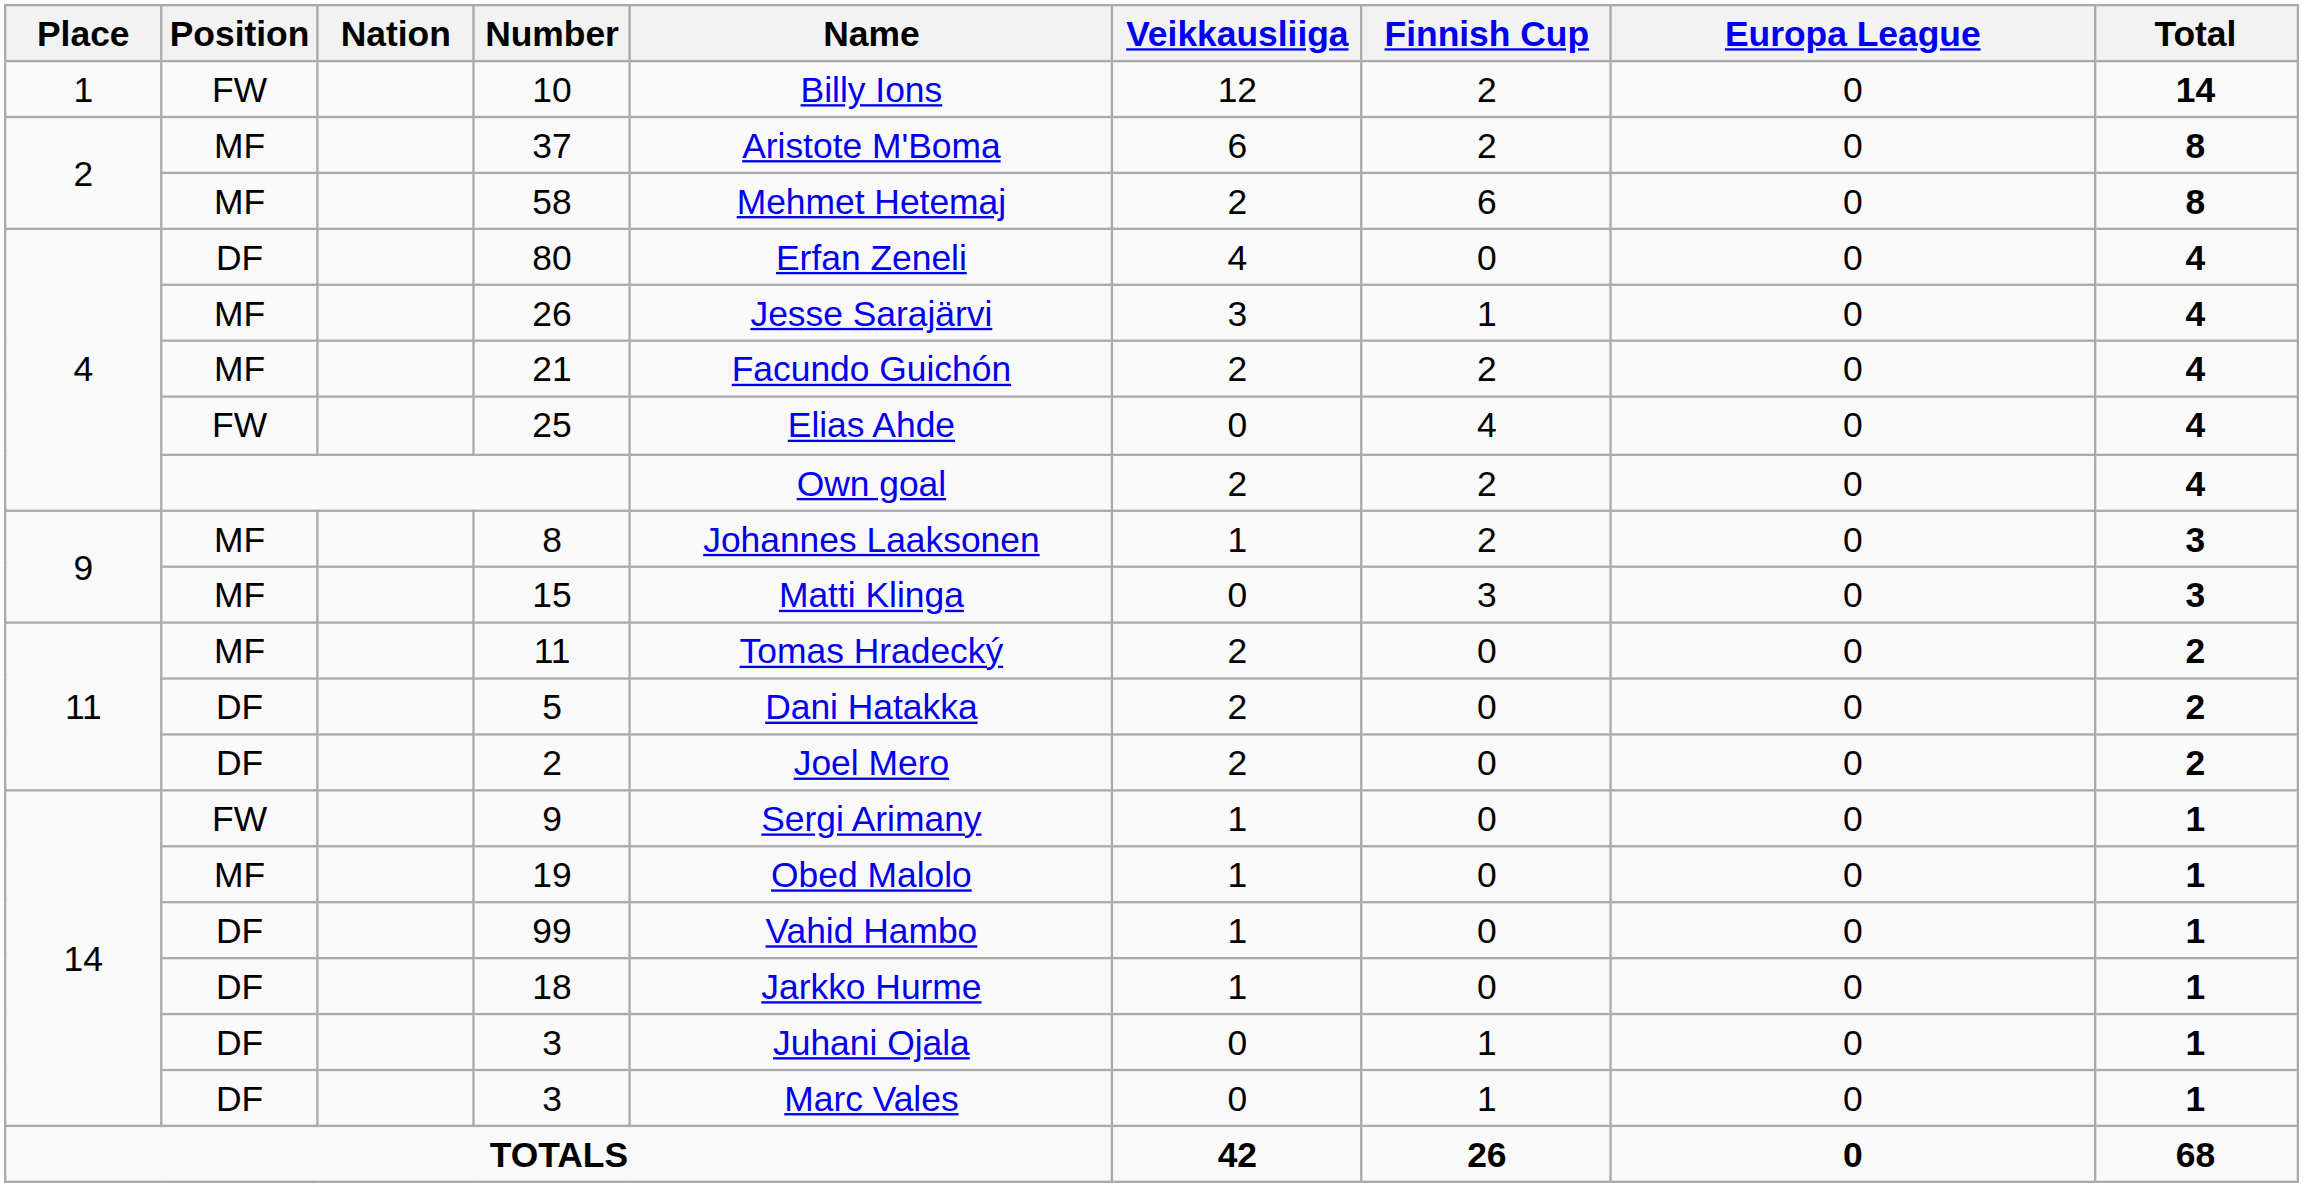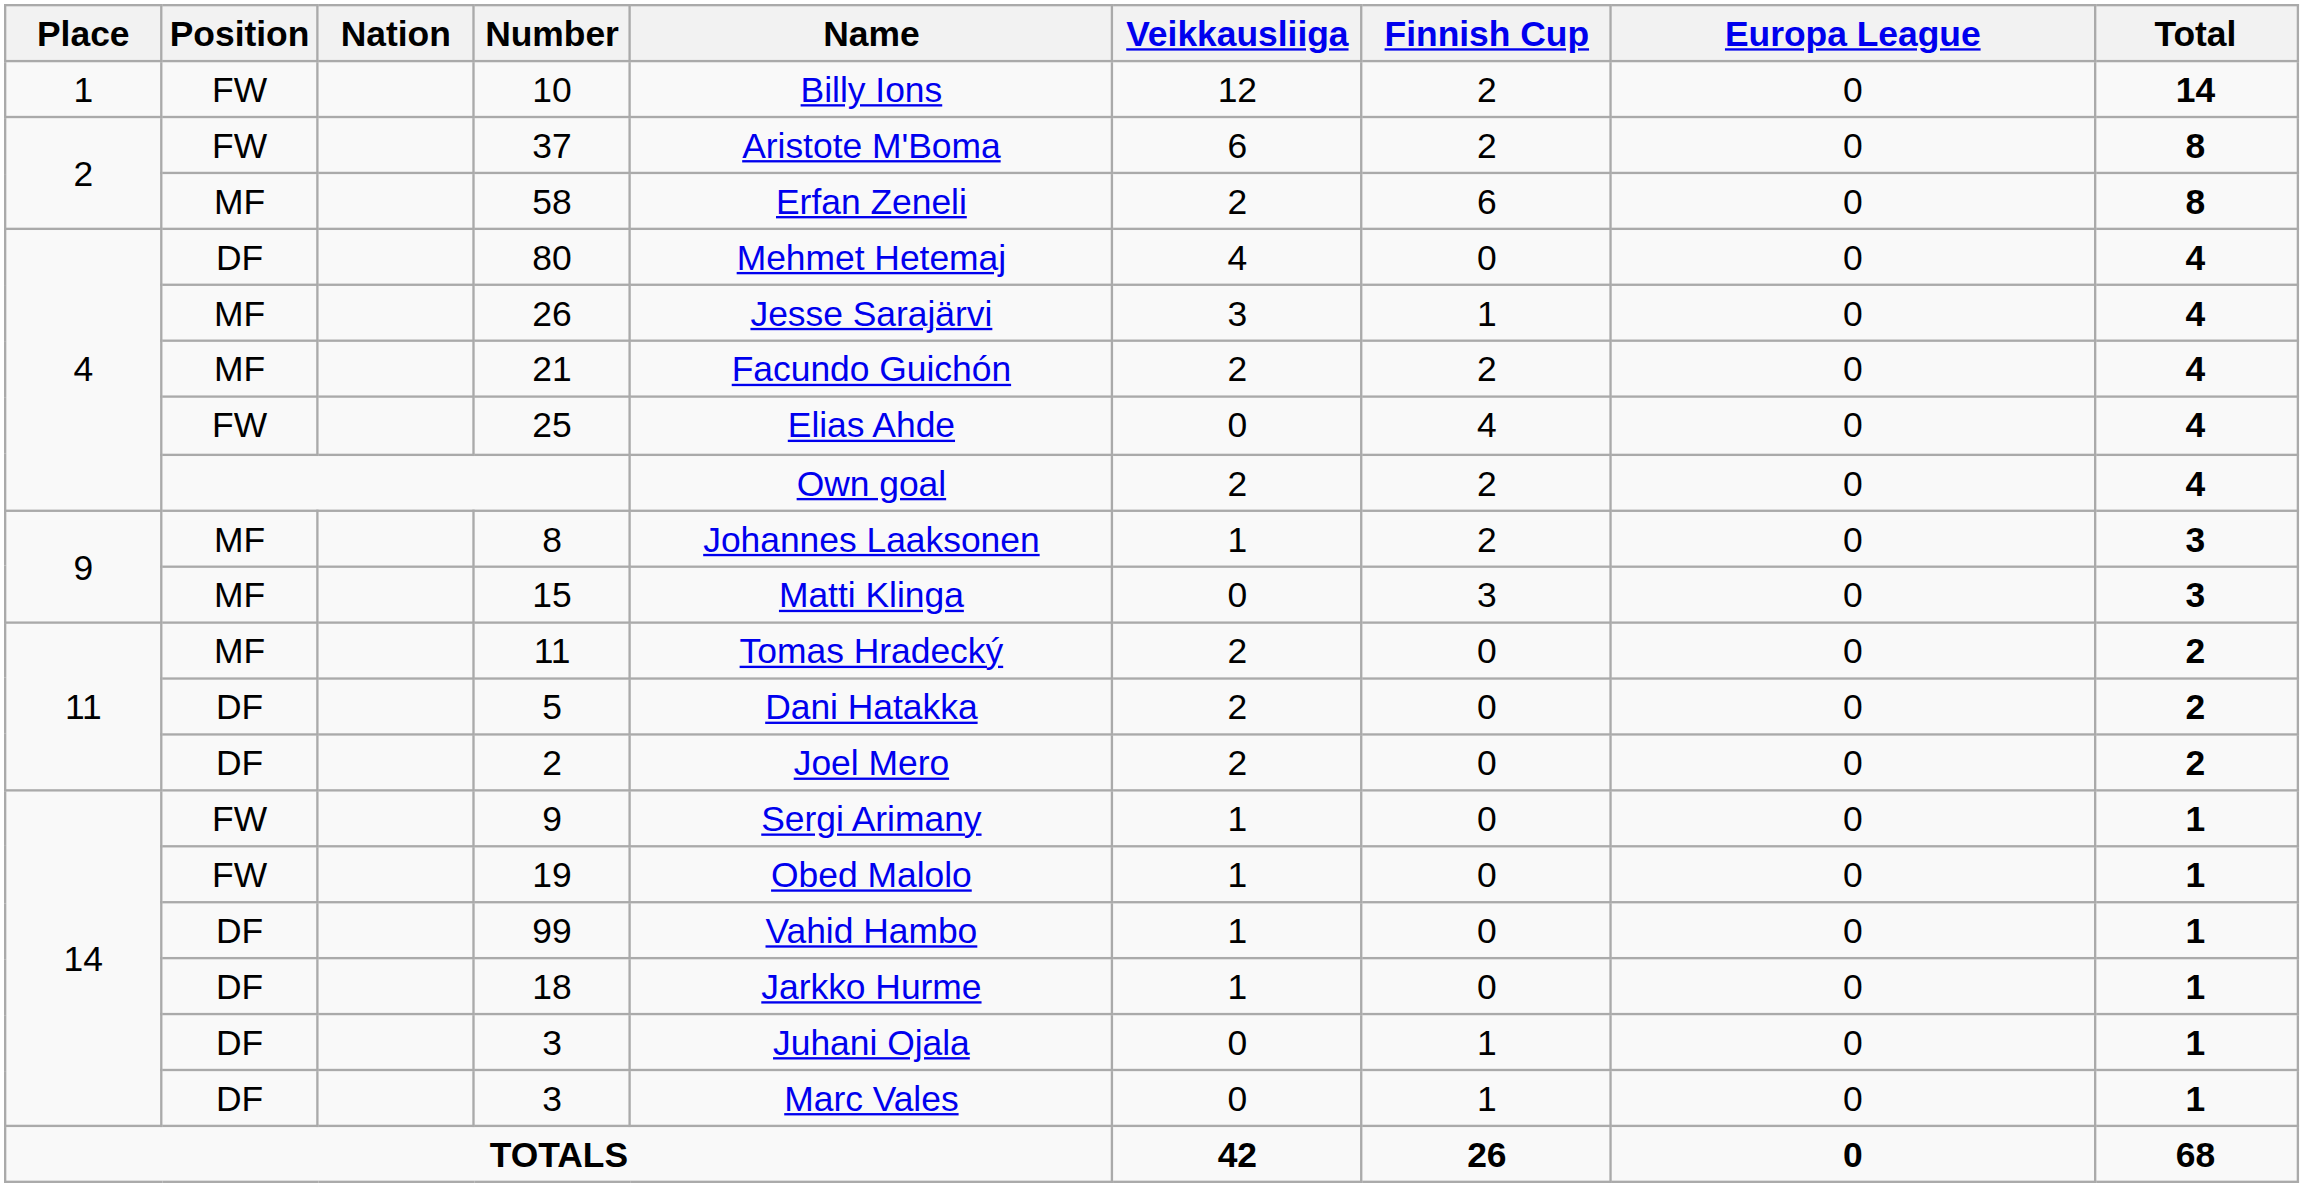(240, 146) MF -> (240, 146) FW
(871, 202) Mehmet Hetemaj -> (871, 202) Erfan Zeneli
(871, 258) Erfan Zeneli -> (871, 258) Mehmet Hetemaj
(240, 874) MF -> (240, 874) FW
